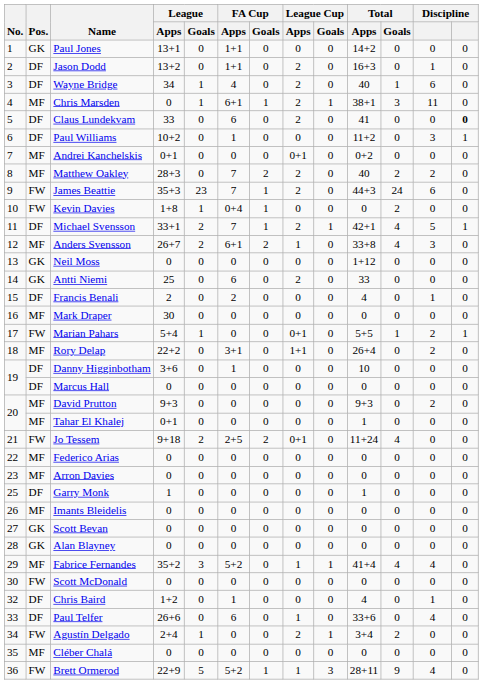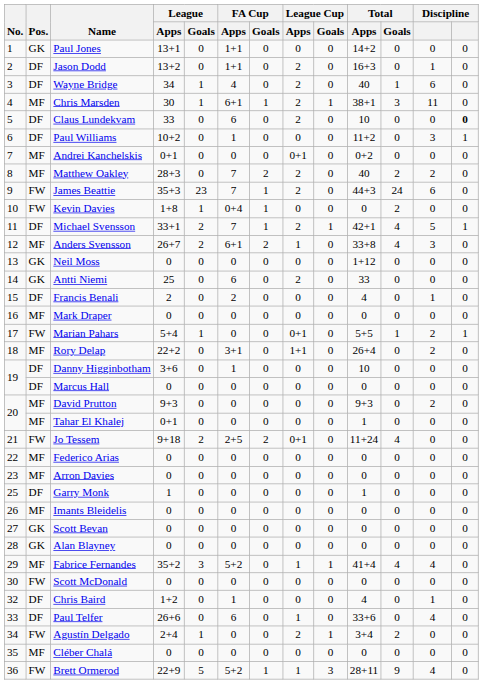(169, 102) 0 -> (169, 102) 30
(364, 119) 41 -> (364, 119) 10
(169, 315) 30 -> (169, 315) 0
